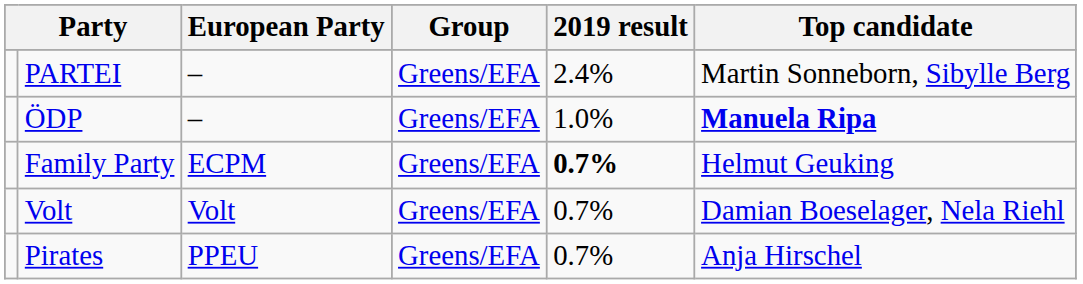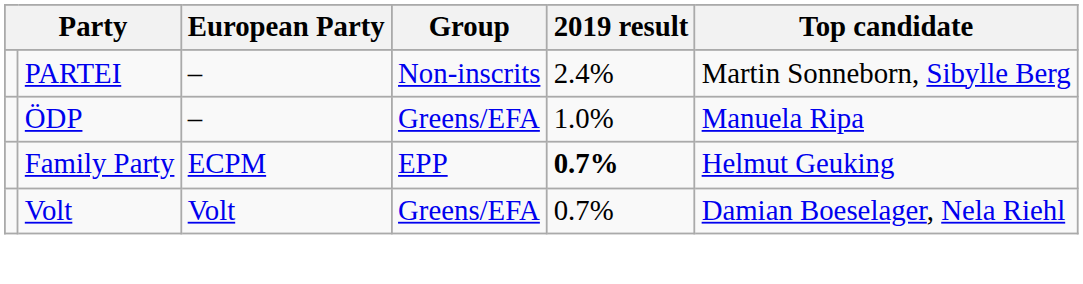(469, 73) Greens/EFA -> (469, 73) Non-inscrits
(789, 118) bold -> (783, 118) normal
(469, 164) Greens/EFA -> (423, 164) EPP
- row: (64, 255)
